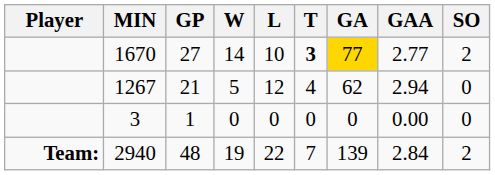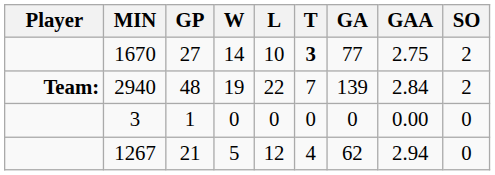(352, 53) gold background -> (352, 53) no background
(410, 53) 2.77 -> (410, 53) 2.75
rows swapped: (135, 86) <-> (135, 152)
